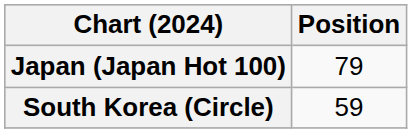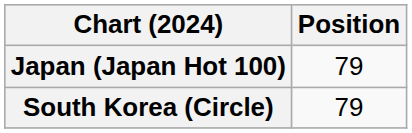(349, 107) 59 -> (349, 107) 79
